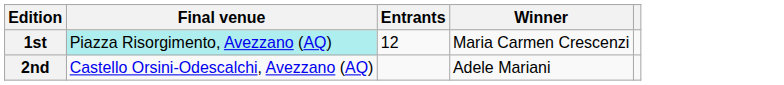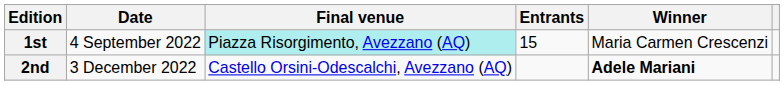+ column: (135, 17)
(390, 43) 12 -> (528, 43) 15
(502, 68) normal -> (643, 68) bold
